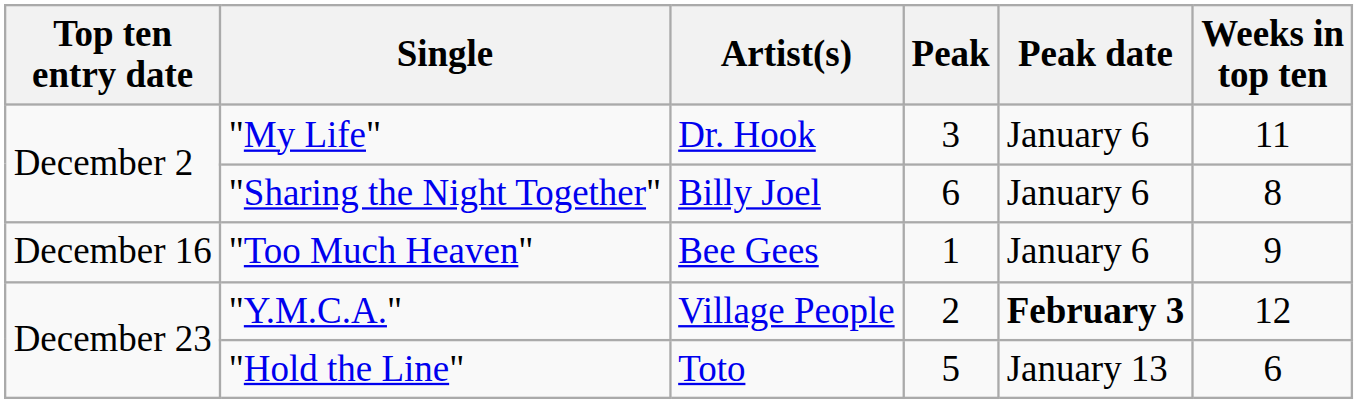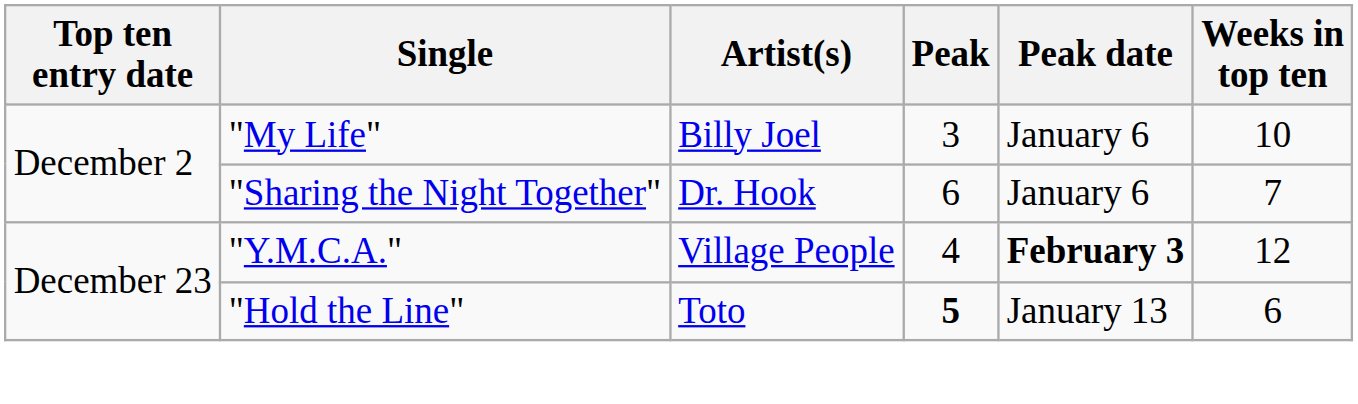(747, 134) Dr. Hook -> (750, 134) Billy Joel
(1273, 134) 11 -> (1273, 134) 10
(750, 192) Billy Joel -> (747, 192) Dr. Hook
(1273, 192) 8 -> (1273, 192) 7
- row: (381, 251)
(951, 309) 2 -> (951, 251) 4
(951, 368) normal -> (951, 309) bold
